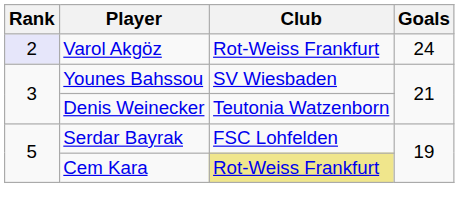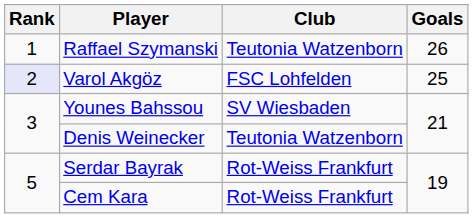+ row: (141, 49)
(296, 49) Rot-Weiss Frankfurt -> (289, 78) FSC Lohfelden
(424, 49) 24 -> (437, 78) 25
(276, 138) FSC Lohfelden -> (310, 167) Rot-Weiss Frankfurt
(296, 167) khaki background -> (310, 197) no background
